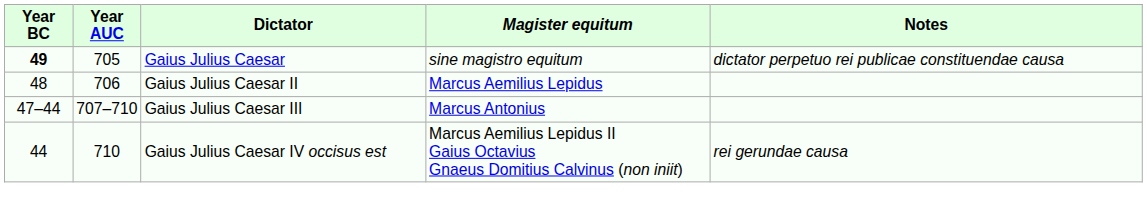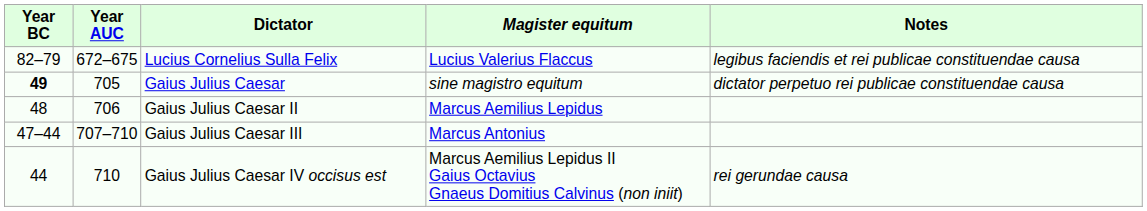+ row: (241, 59)
